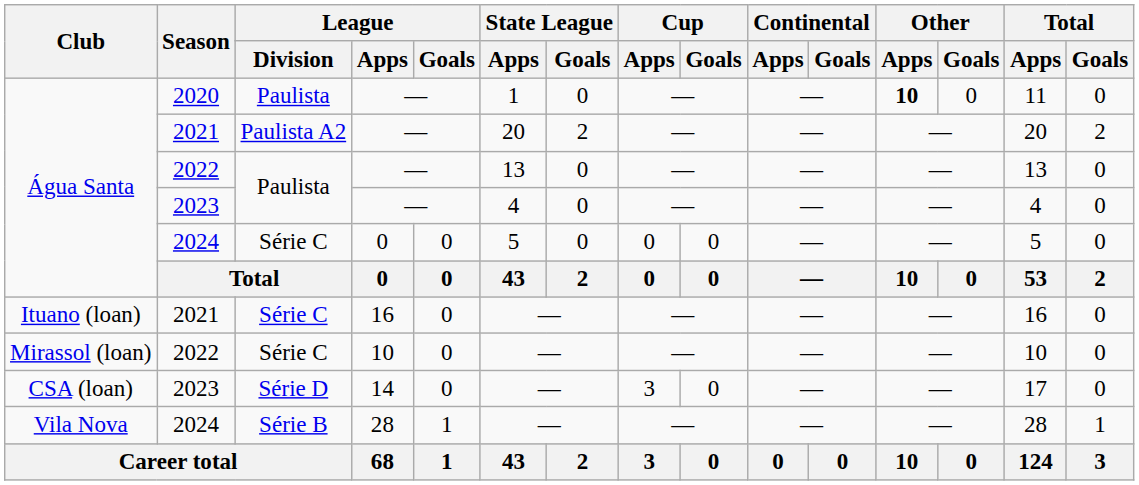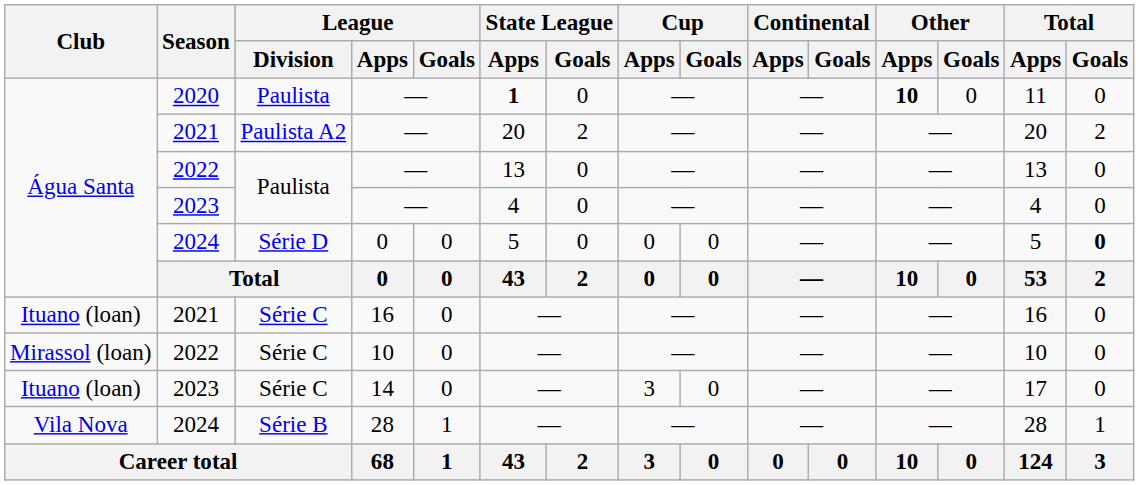(513, 95) normal -> (513, 95) bold
(293, 242) Série C -> (293, 242) Série D
(1100, 242) normal -> (1100, 242) bold
(81, 388) CSA (loan) -> (81, 388) Ituano (loan)
(293, 388) Série D -> (293, 388) Série C
